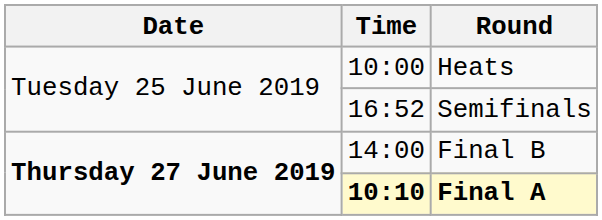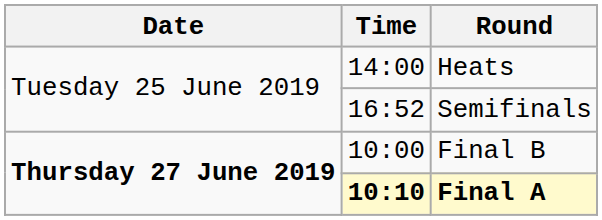(386, 68) 10:00 -> (386, 68) 14:00
(386, 152) 14:00 -> (386, 152) 10:00
